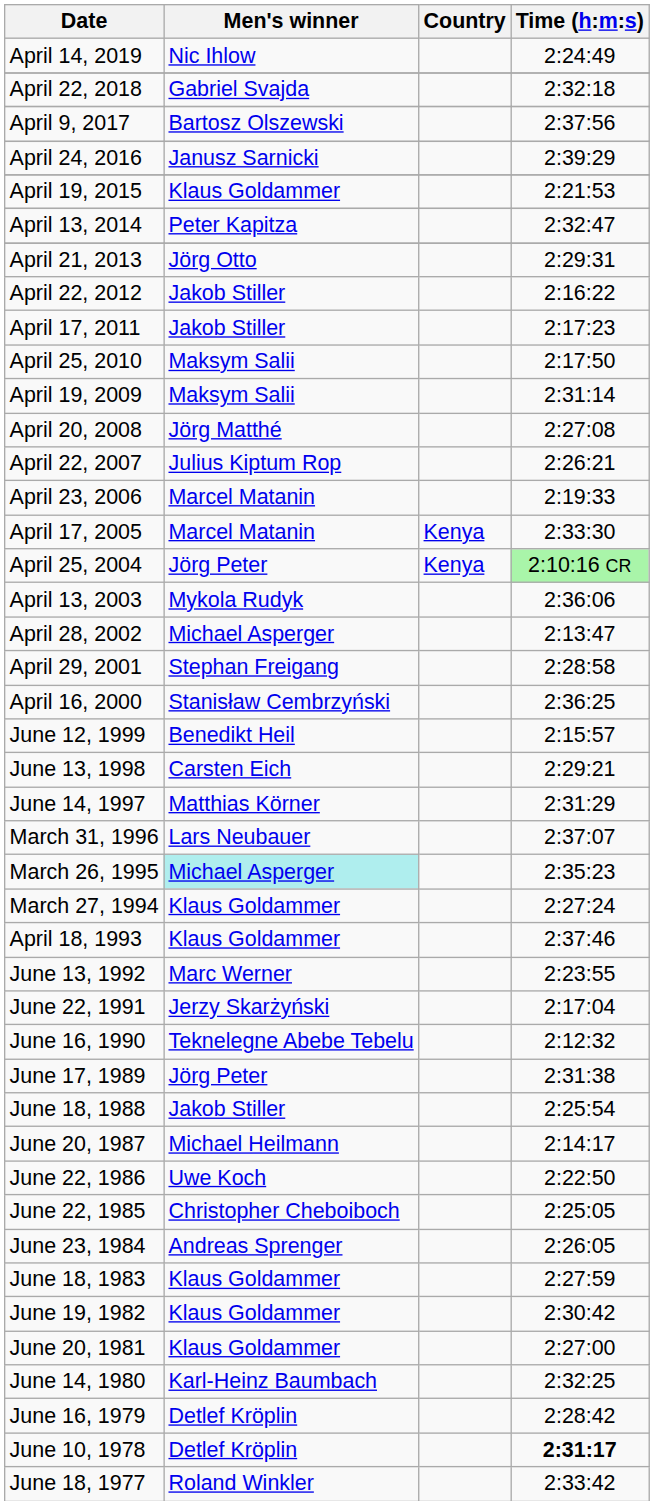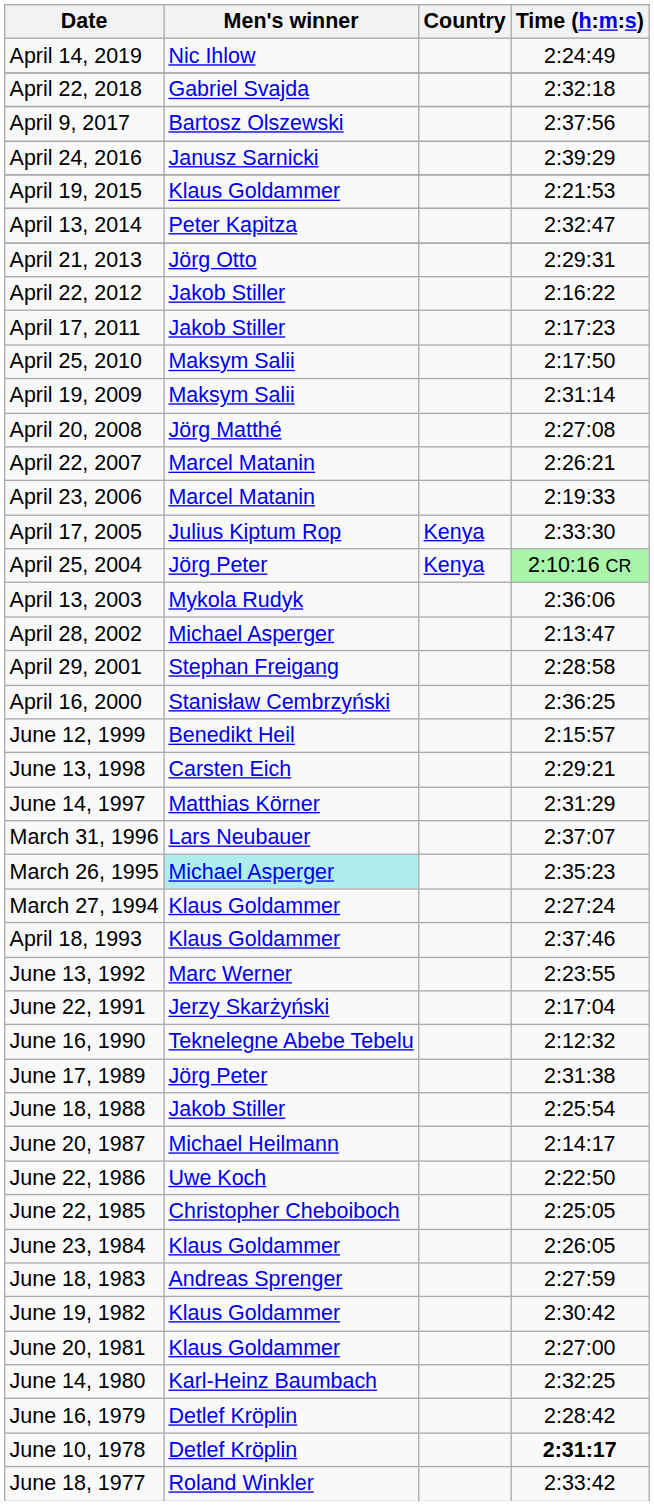(255, 463) Julius Kiptum Rop -> (242, 463) Marcel Matanin
(242, 531) Marcel Matanin -> (255, 531) Julius Kiptum Rop
(255, 1245) Andreas Sprenger -> (254, 1245) Klaus Goldammer
(254, 1279) Klaus Goldammer -> (255, 1279) Andreas Sprenger
